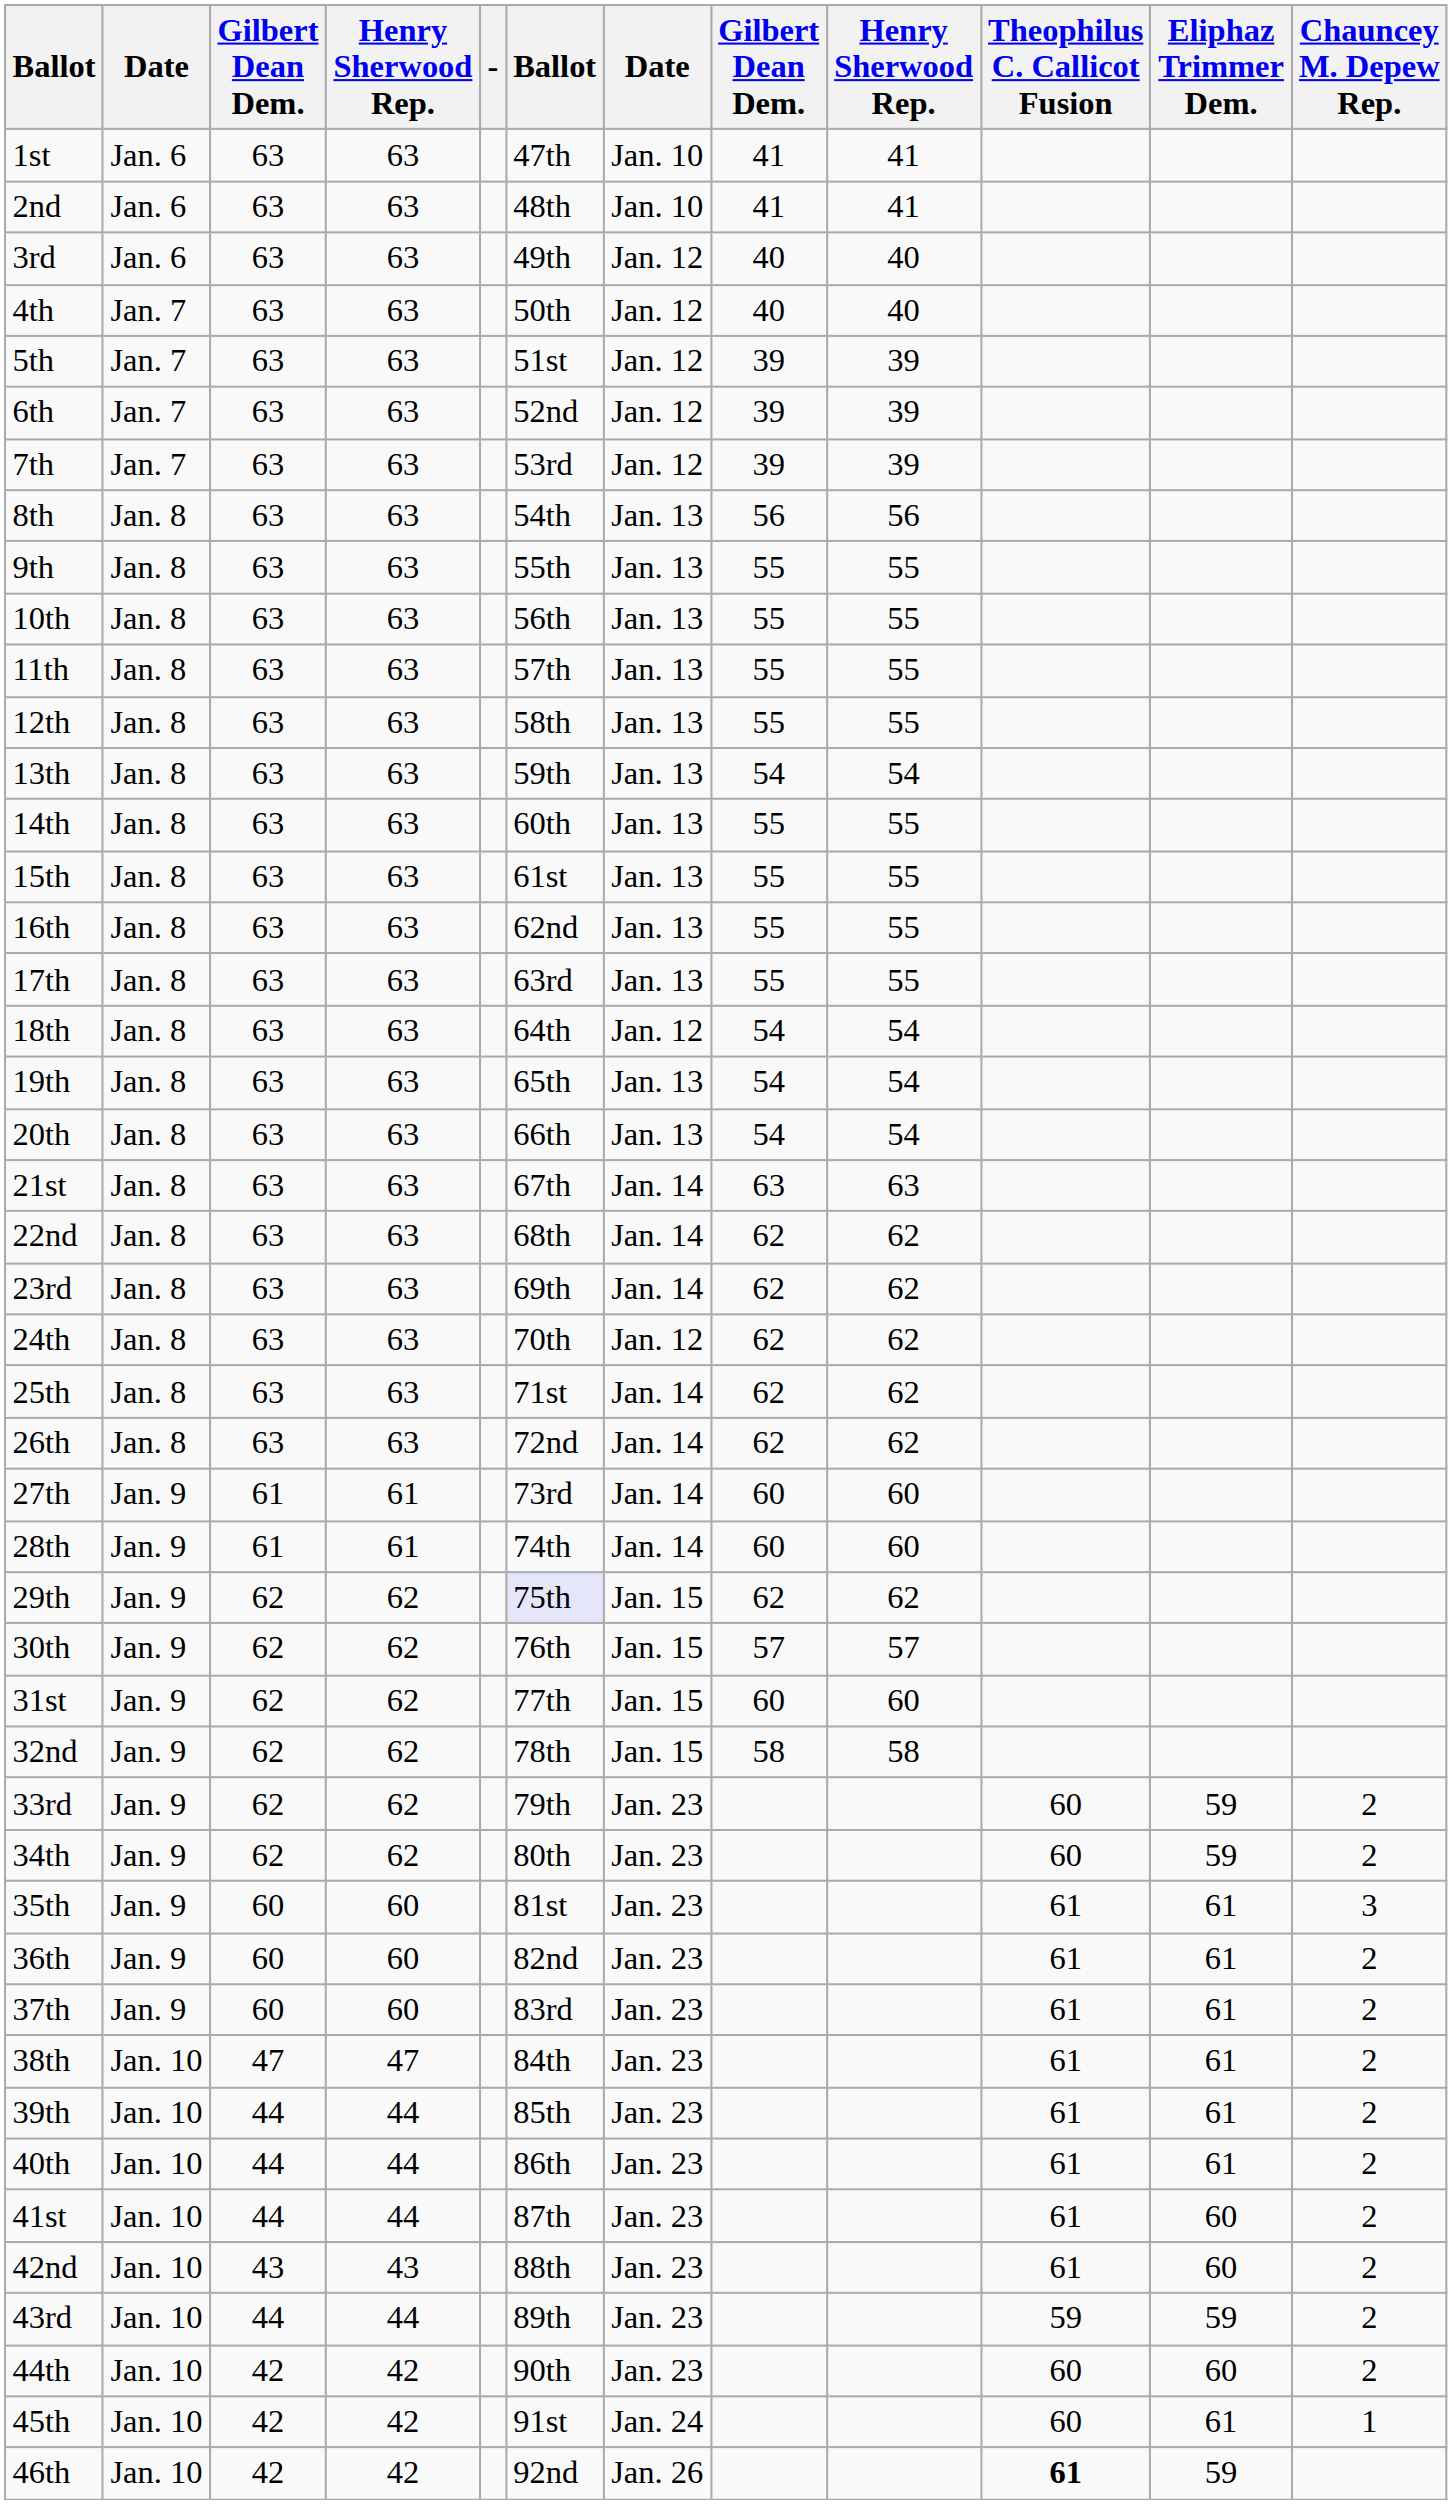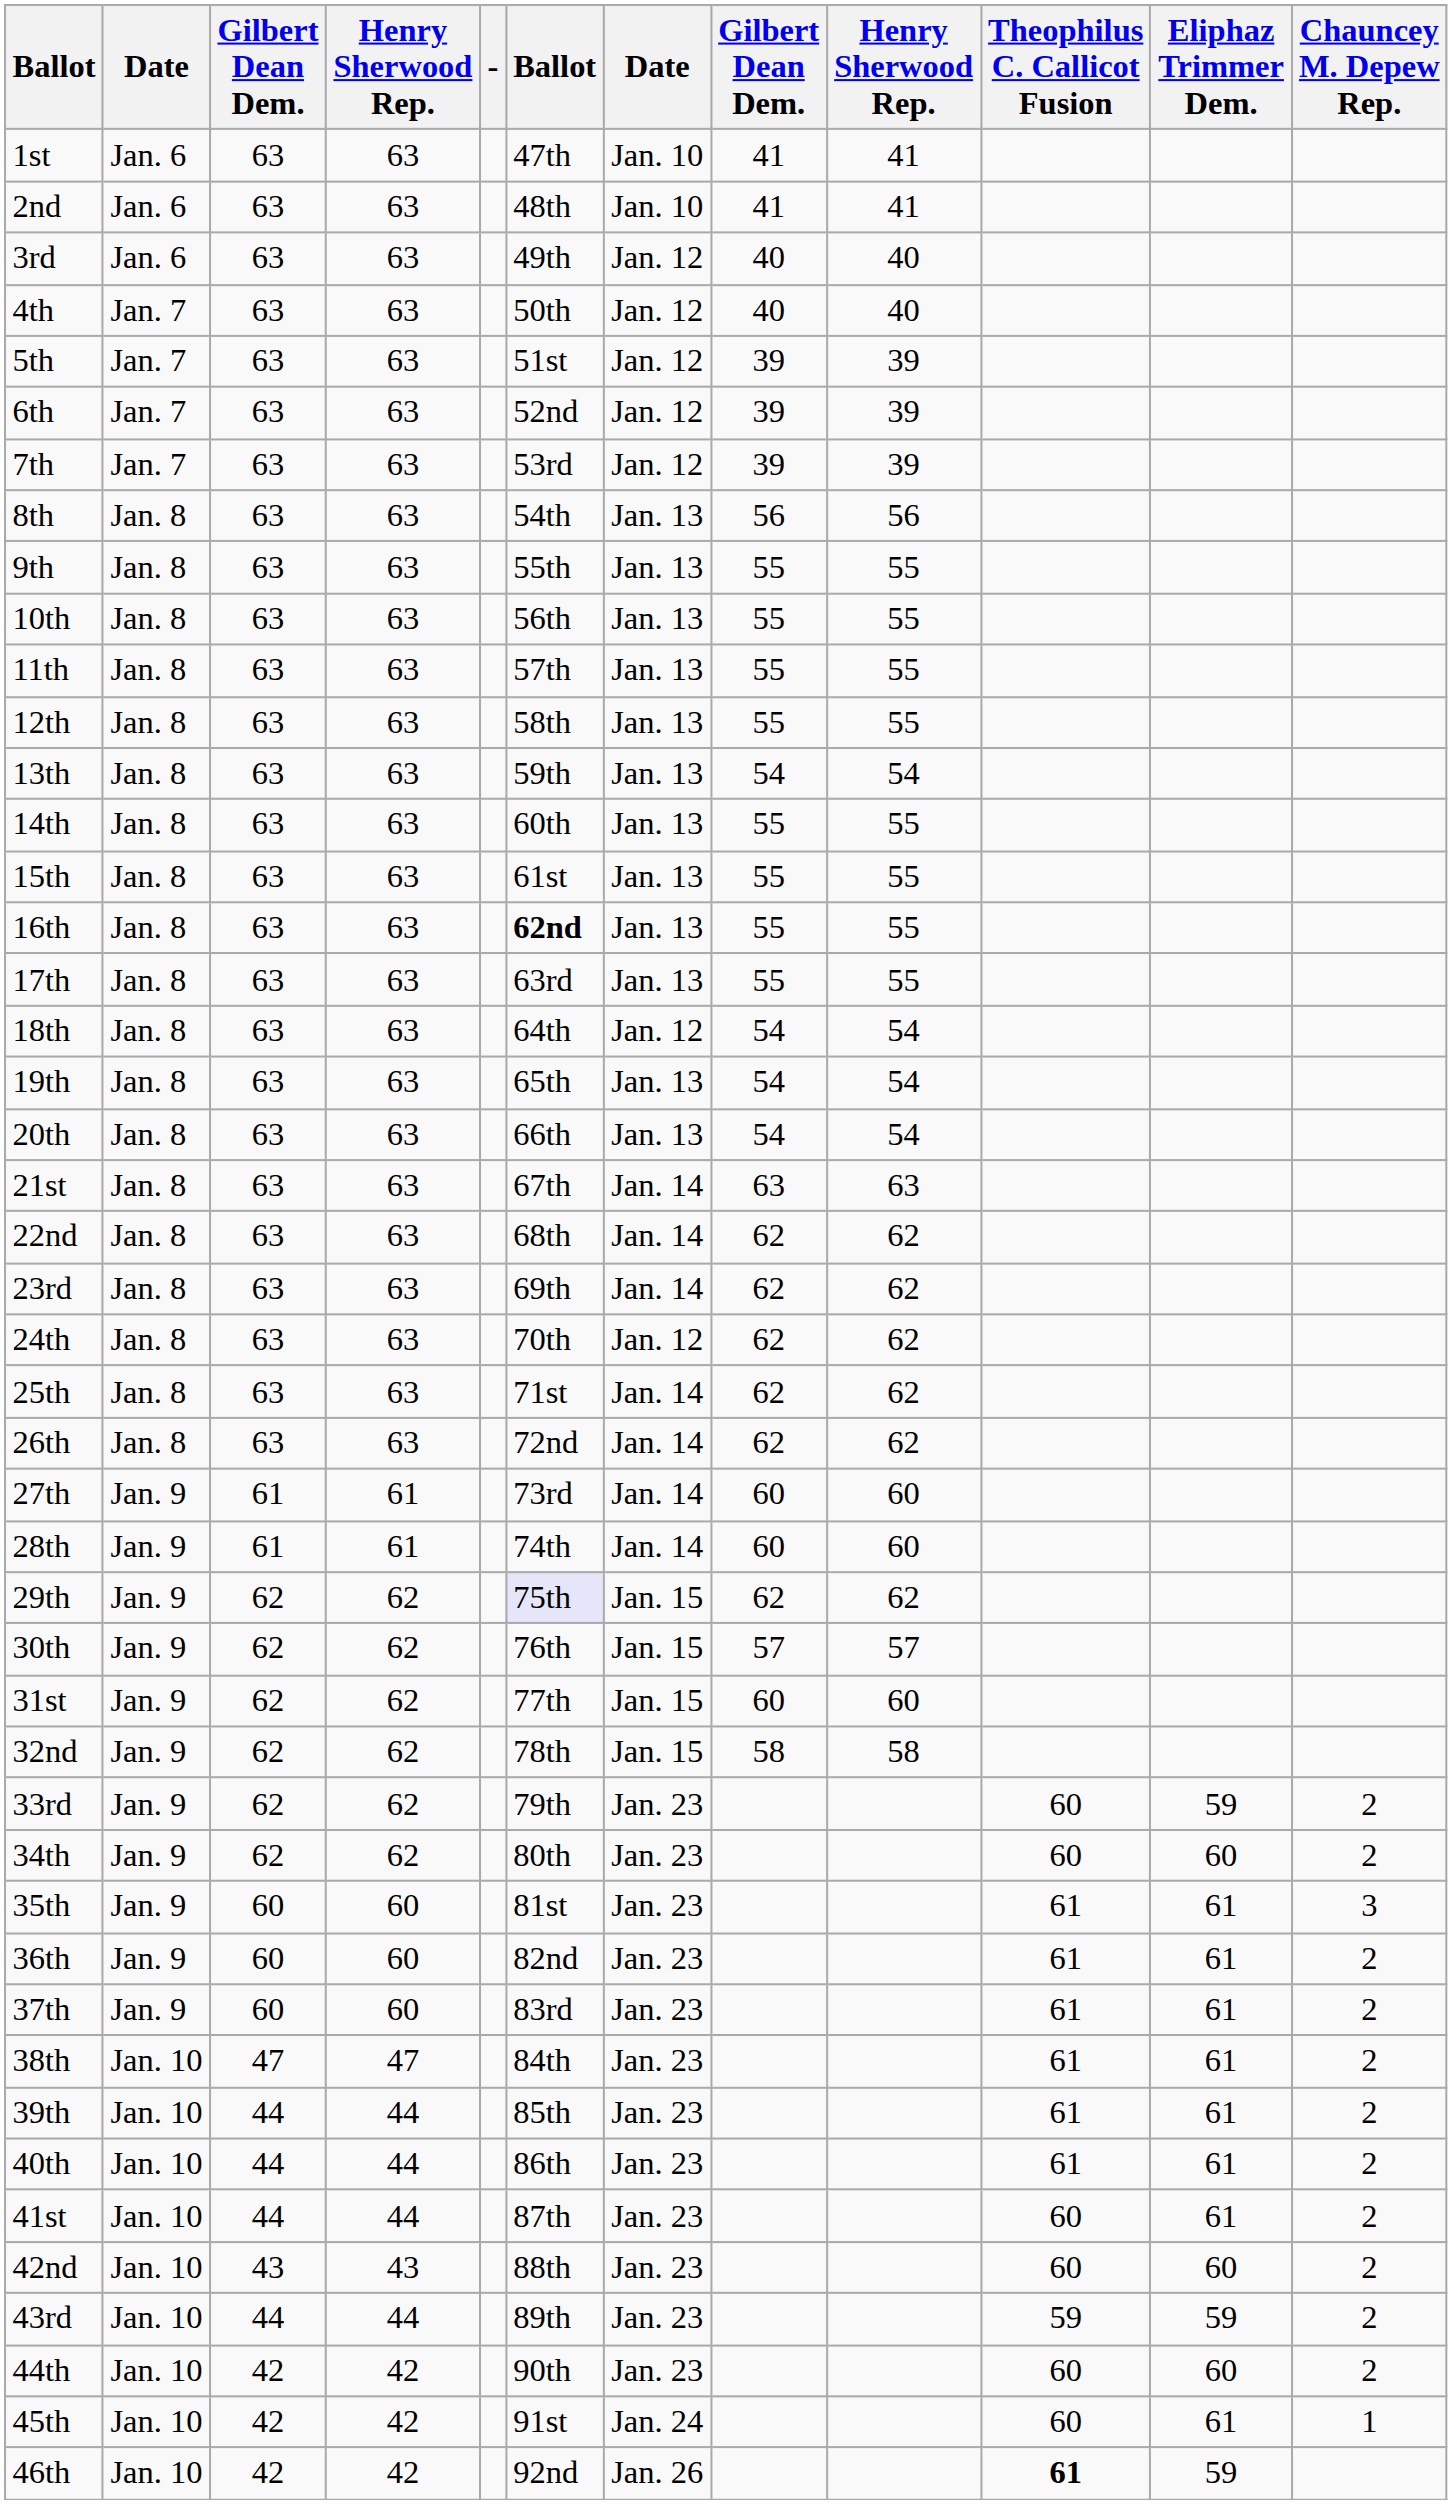(546, 927) normal -> (547, 927) bold
(1221, 1854) 59 -> (1221, 1854) 60
(1066, 2215) 61 -> (1066, 2215) 60
(1221, 2215) 60 -> (1221, 2215) 61
(1066, 2266) 61 -> (1066, 2266) 60
